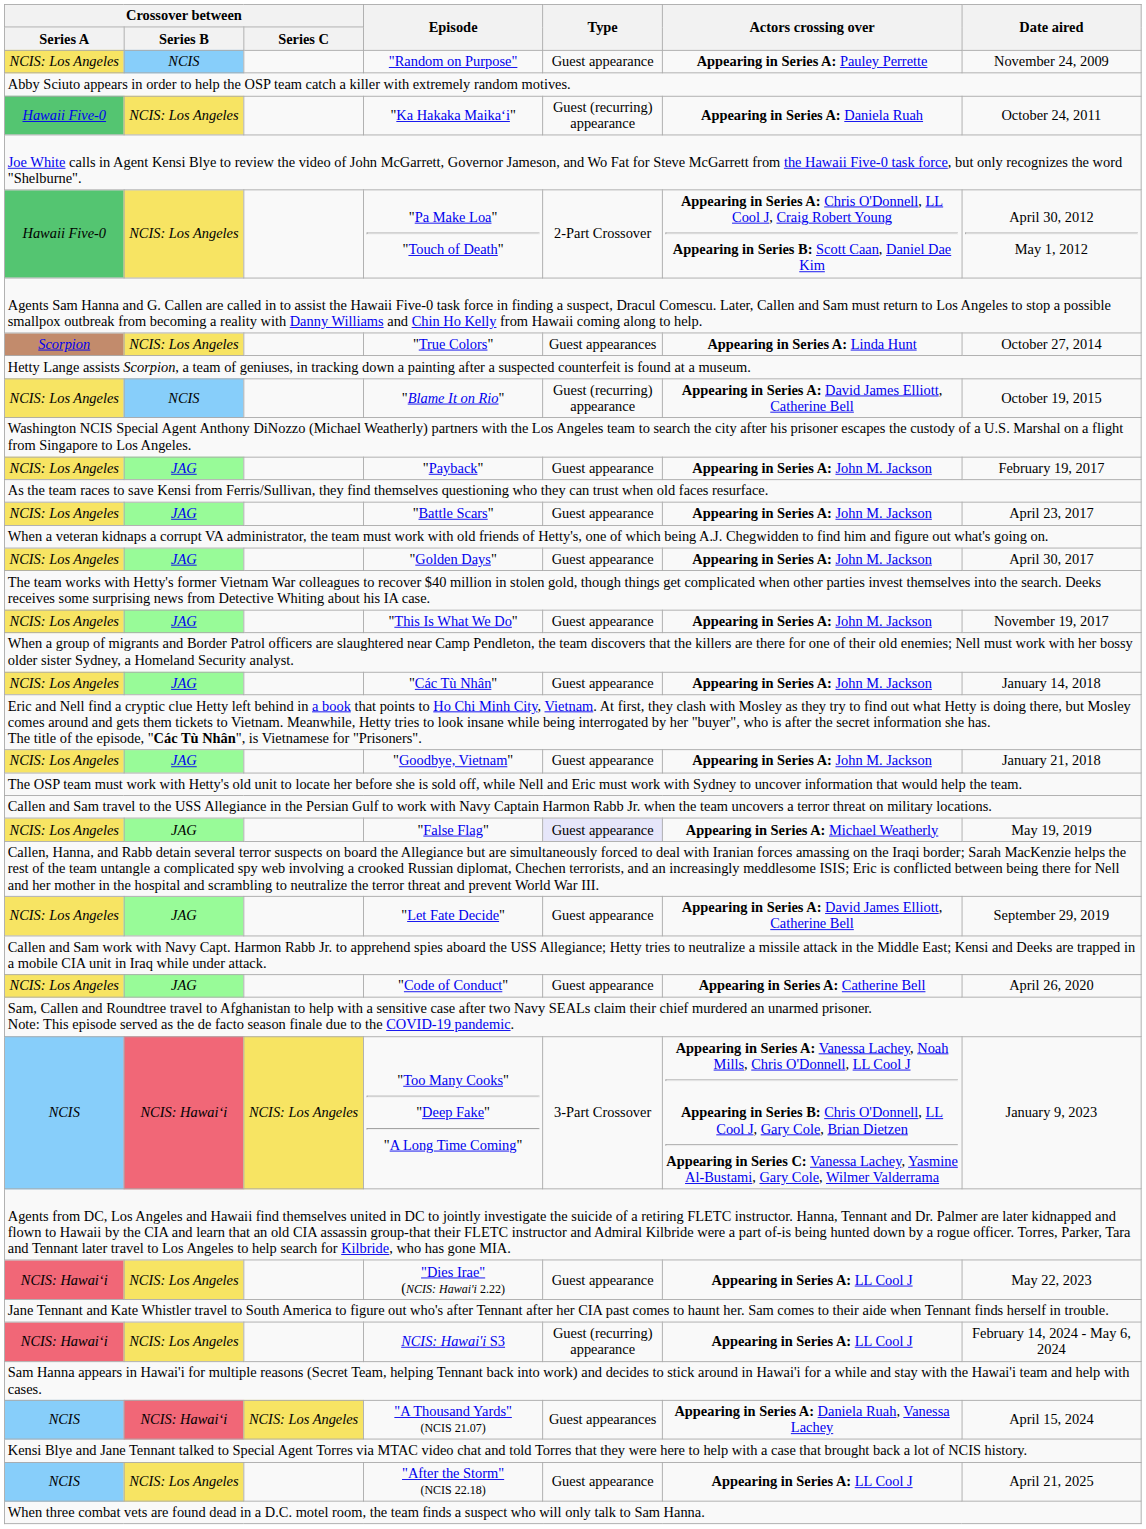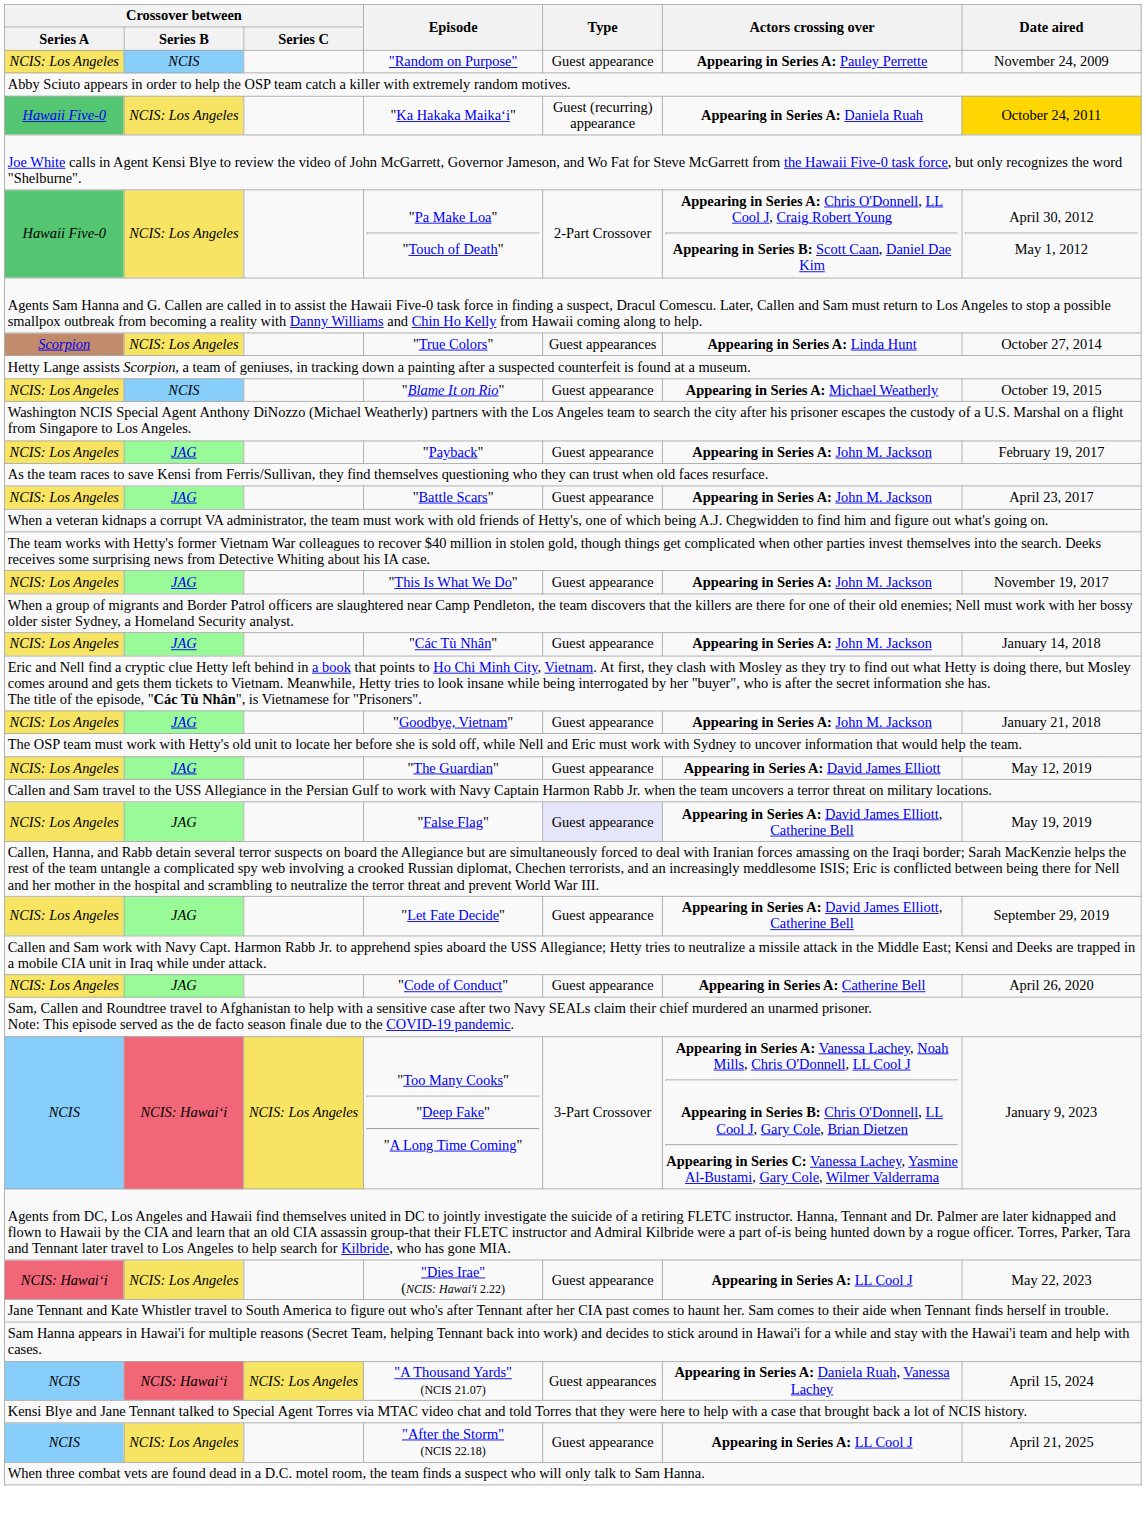(1051, 115) no background -> (1051, 115) gold background
(603, 398) Guest (recurring) appearance -> (603, 390) Guest appearance
(812, 398) Appearing in Series A: David James Elliott, Catherine Bell -> (812, 390) Appearing in Series A: Michael Weatherly
- row: (453, 559)
+ row: (453, 767)
(812, 829) Appearing in Series A: Michael Weatherly -> (812, 821) Appearing in Series A: David James Elliott, Catherine Bell
- row: (453, 1341)
